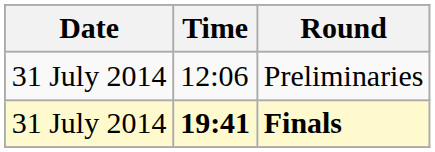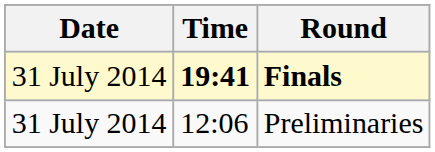rows swapped: (344, 75) <-> (303, 123)
